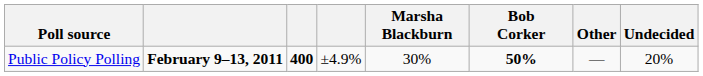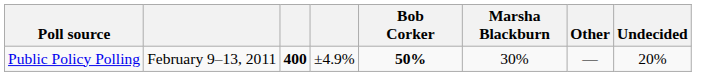columns swapped: (521, 25) <-> (417, 25)
(215, 58) bold -> (212, 58) normal
